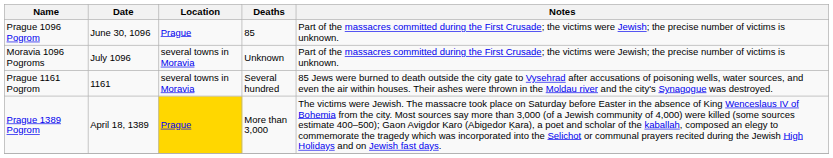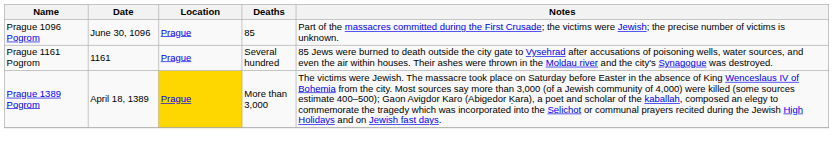- row: (35, 58)
(195, 84) several towns in Moravia -> (176, 58) Prague
